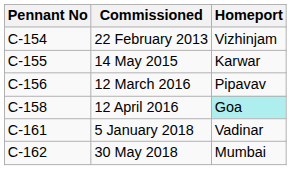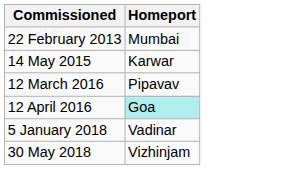- column: (48, 15)
(246, 38) Vizhinjam -> (154, 38) Mumbai
(240, 152) Mumbai -> (159, 152) Vizhinjam
